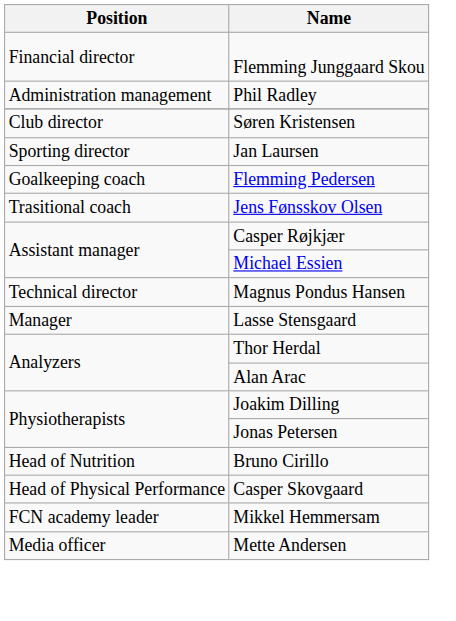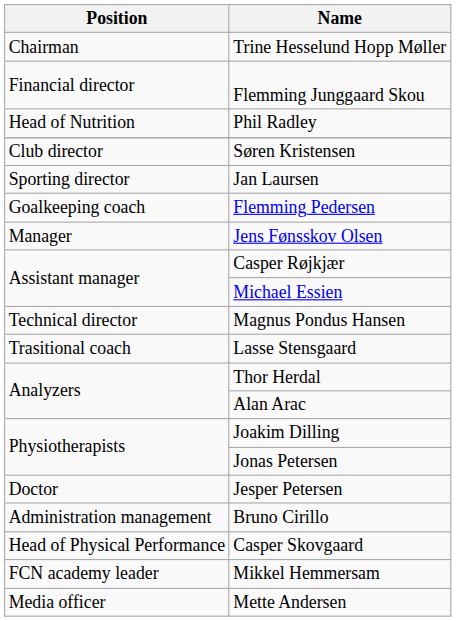+ row: (340, 46)
(110, 94) Administration management -> (72, 123) Head of Nutrition
(70, 207) Trasitional coach -> (40, 235) Manager
(40, 320) Manager -> (70, 348) Trasitional coach
+ row: (288, 489)
(72, 461) Head of Nutrition -> (110, 517) Administration management
